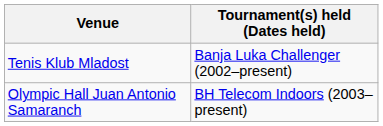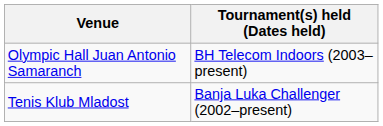rows swapped: (92, 102) <-> (68, 63)
